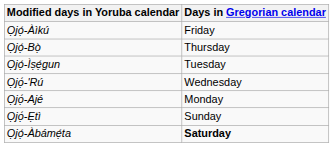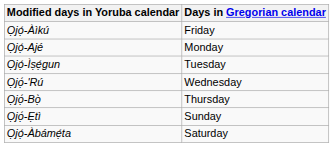rows swapped: (25, 99) <-> (24, 47)
(208, 133) bold -> (206, 133) normal
